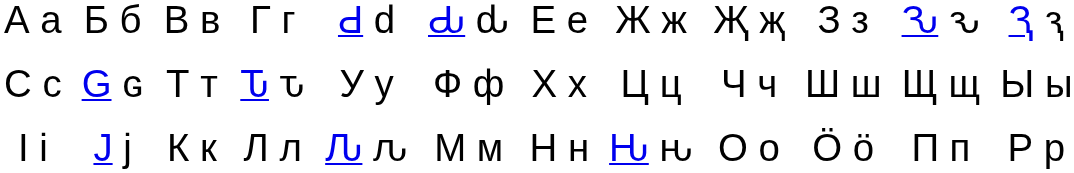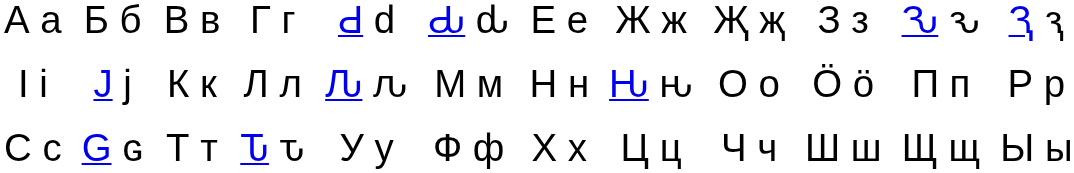rows swapped: (33, 148) <-> (33, 84)
